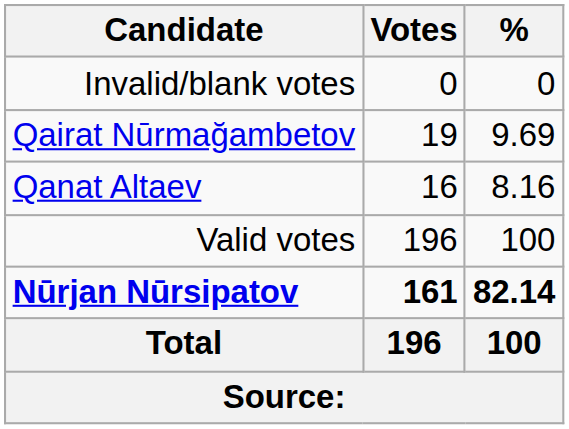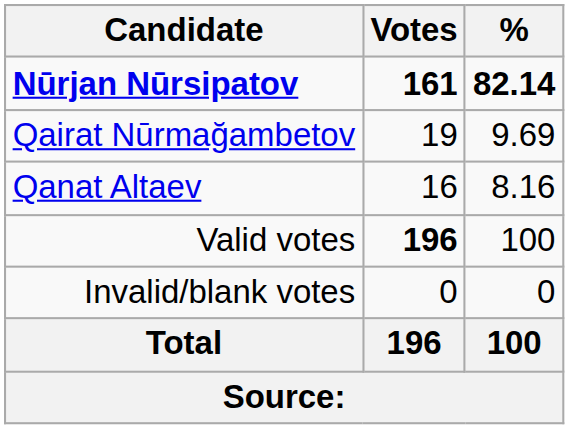rows swapped: (155, 291) <-> (220, 82)
(430, 239) normal -> (430, 239) bold
